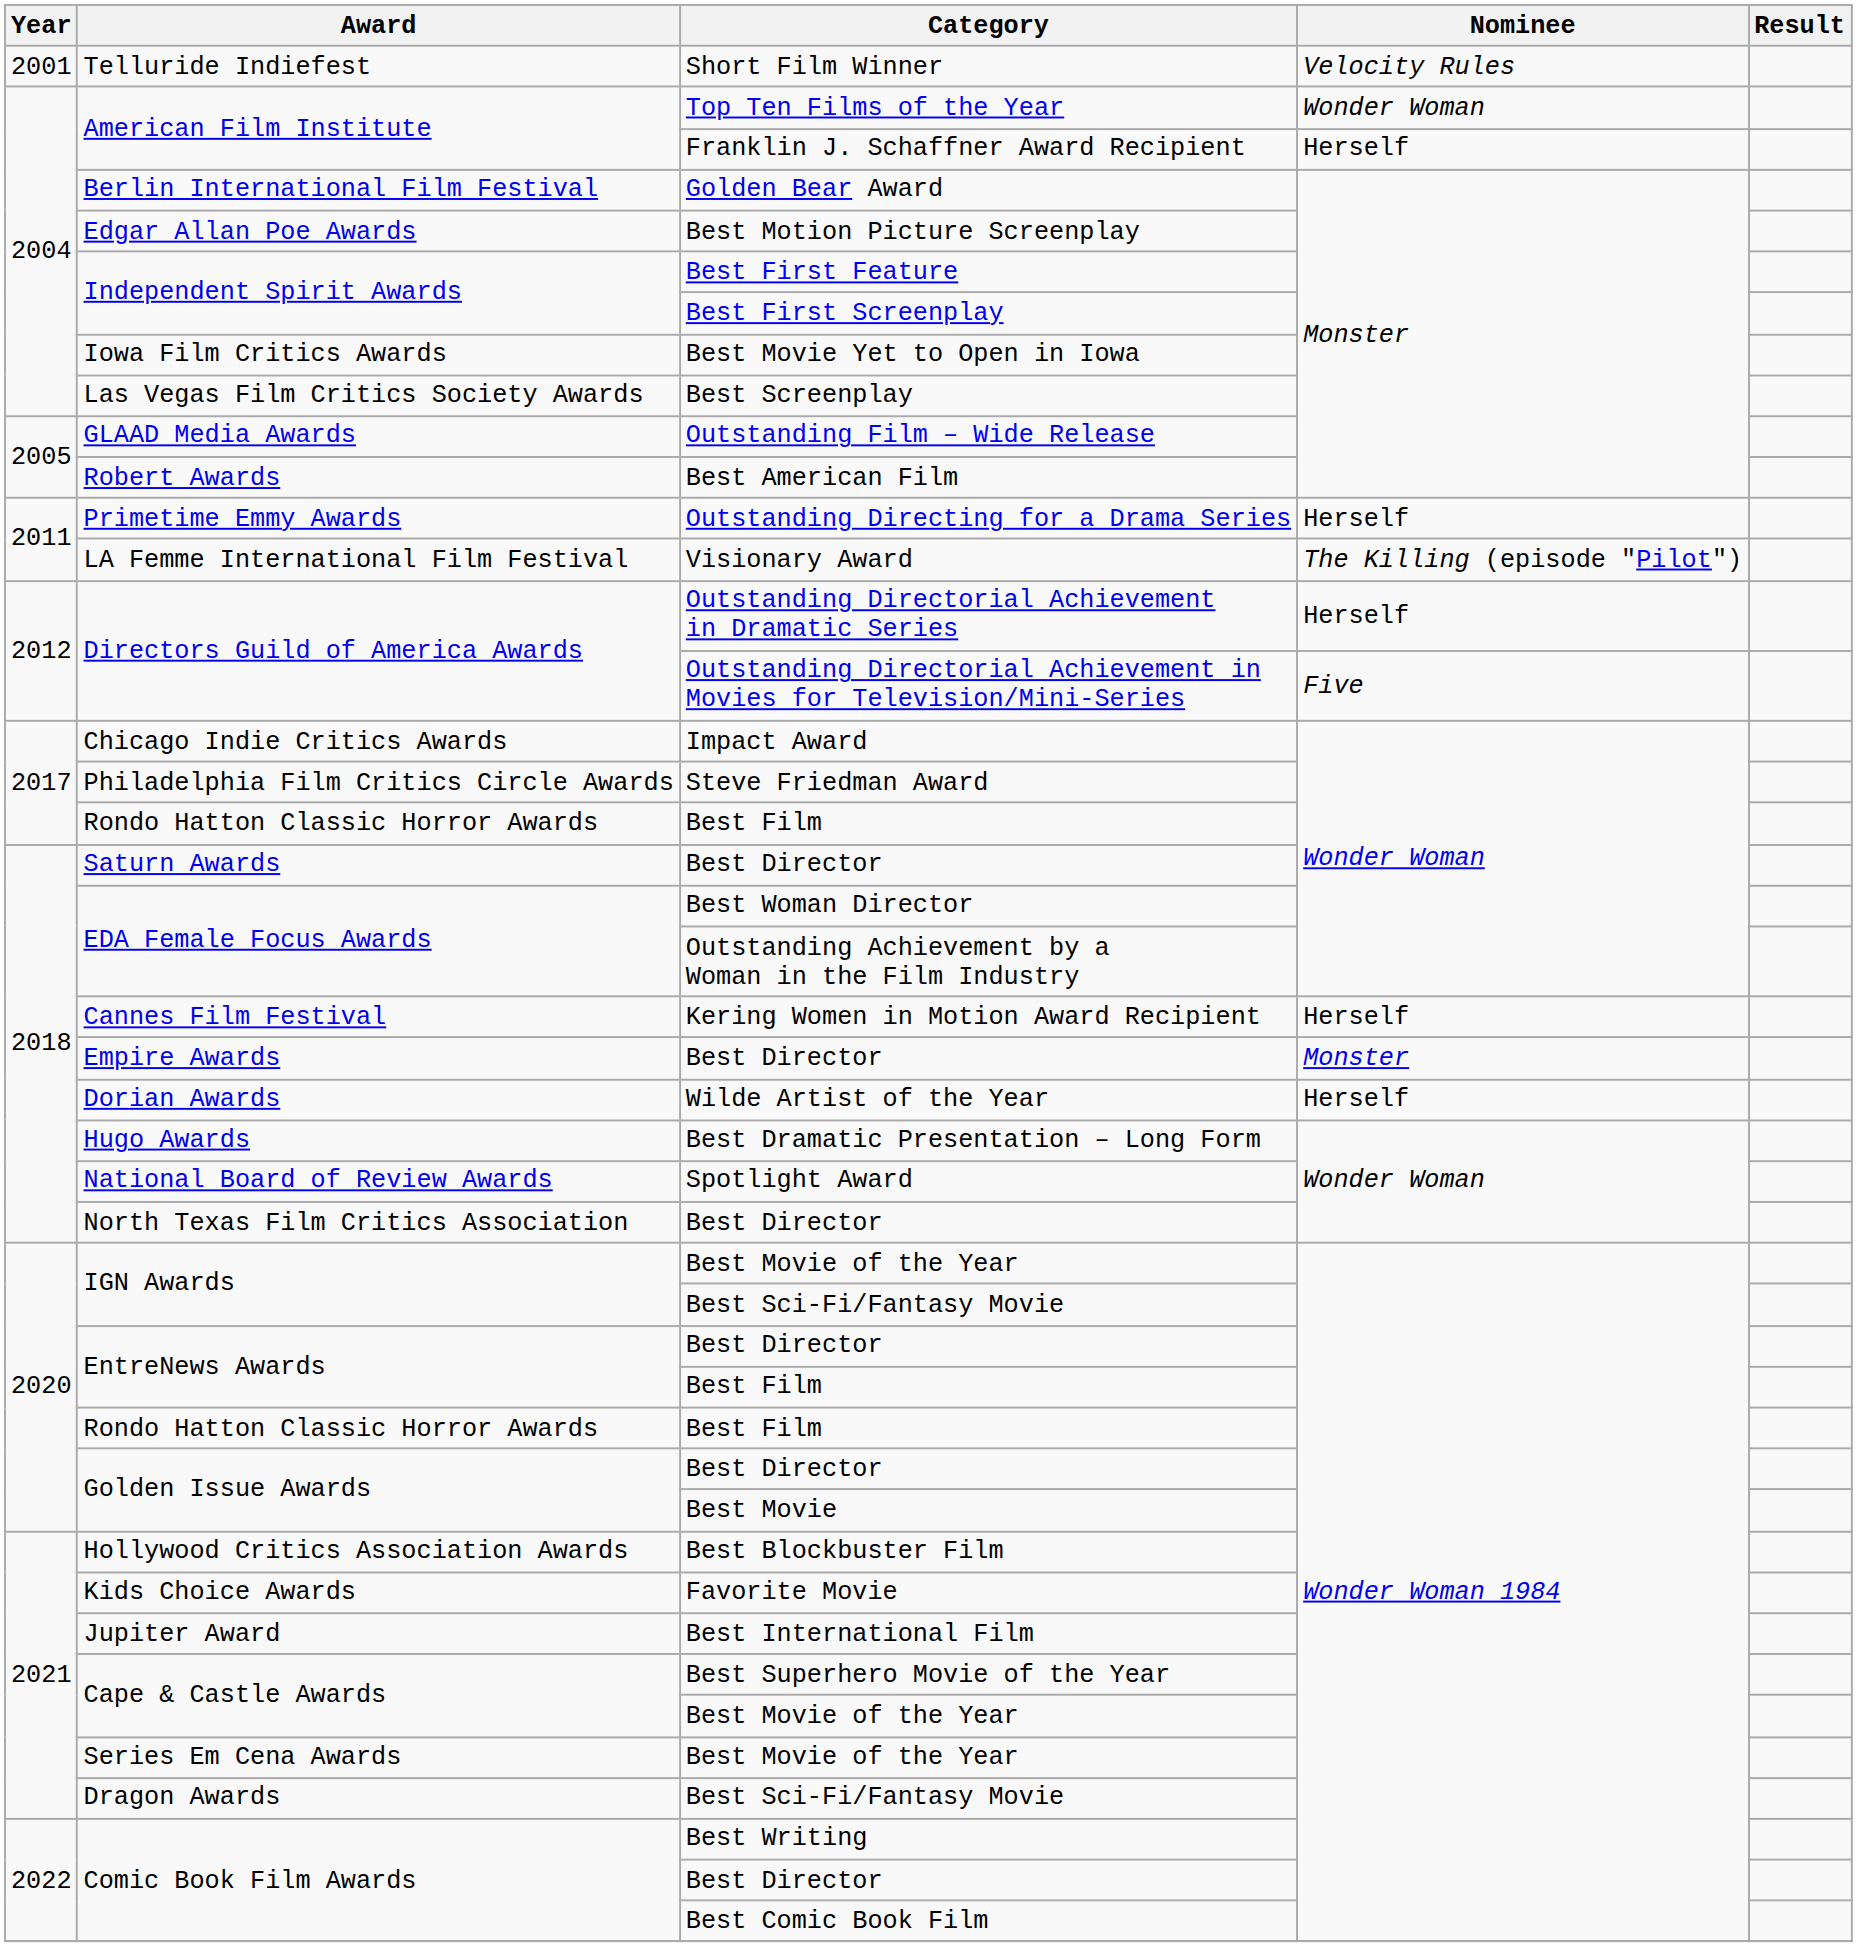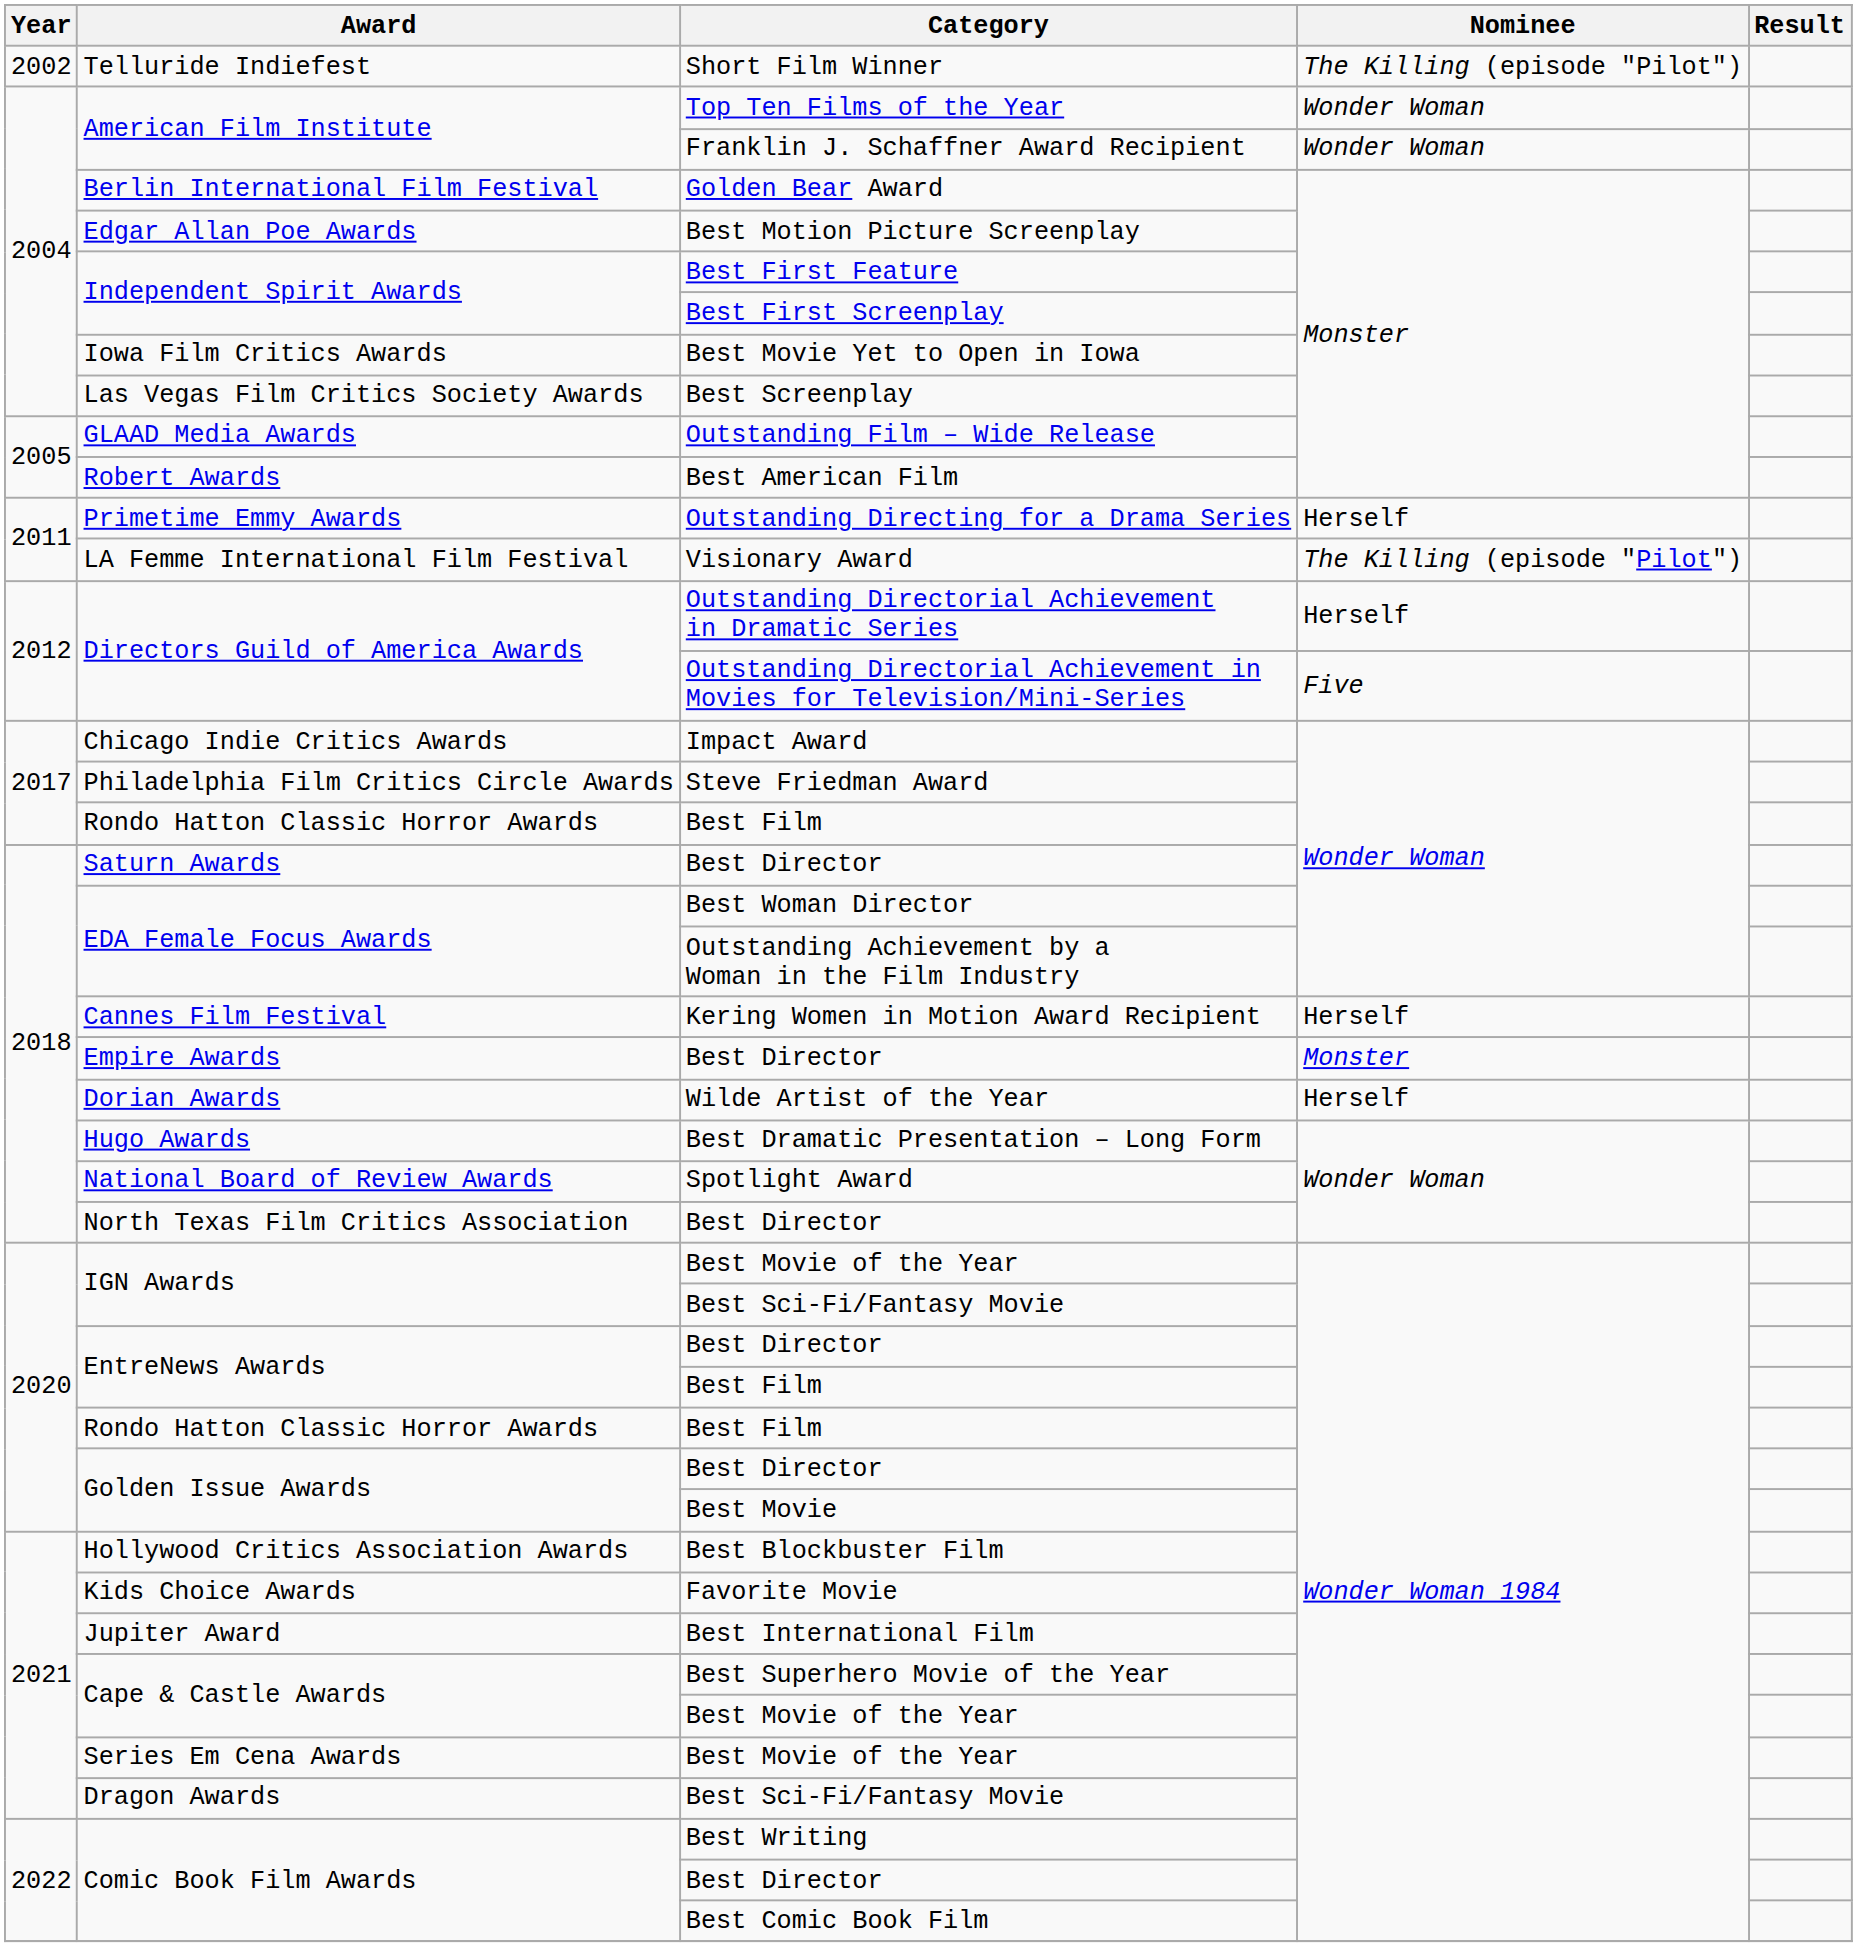(41, 67) 2001 -> (41, 67) 2002
(1409, 67) Velocity Rules -> (1523, 67) The Killing (episode "Pilot")
(1356, 149) Herself -> (1394, 149) Wonder Woman
